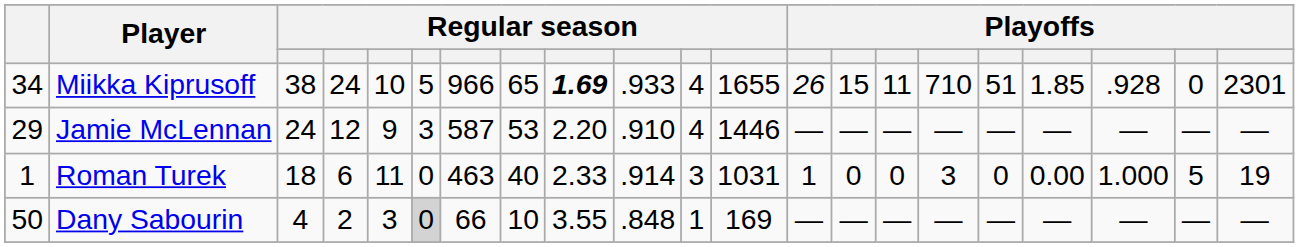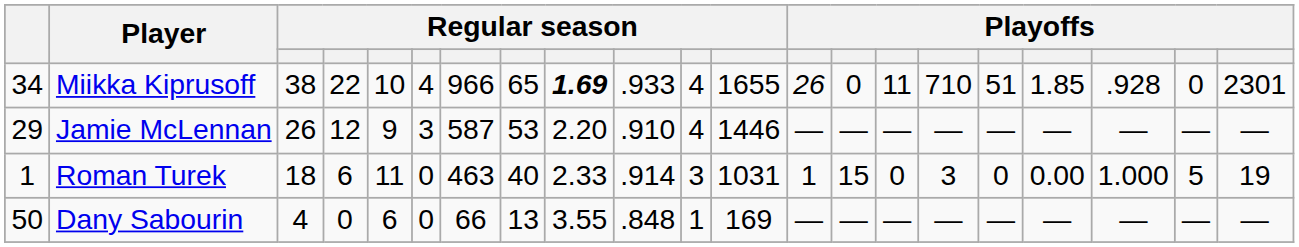(345, 84) 24 -> (345, 84) 22
(426, 84) 5 -> (426, 84) 4
(854, 84) 15 -> (854, 84) 0
(300, 129) 24 -> (300, 129) 26
(854, 174) 0 -> (854, 174) 15
(345, 219) 2 -> (345, 219) 0
(390, 219) 3 -> (390, 219) 6
(426, 219) lightgrey background -> (426, 219) no background
(523, 219) 10 -> (523, 219) 13
